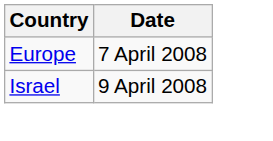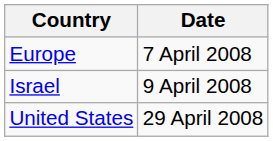+ row: (71, 119)
